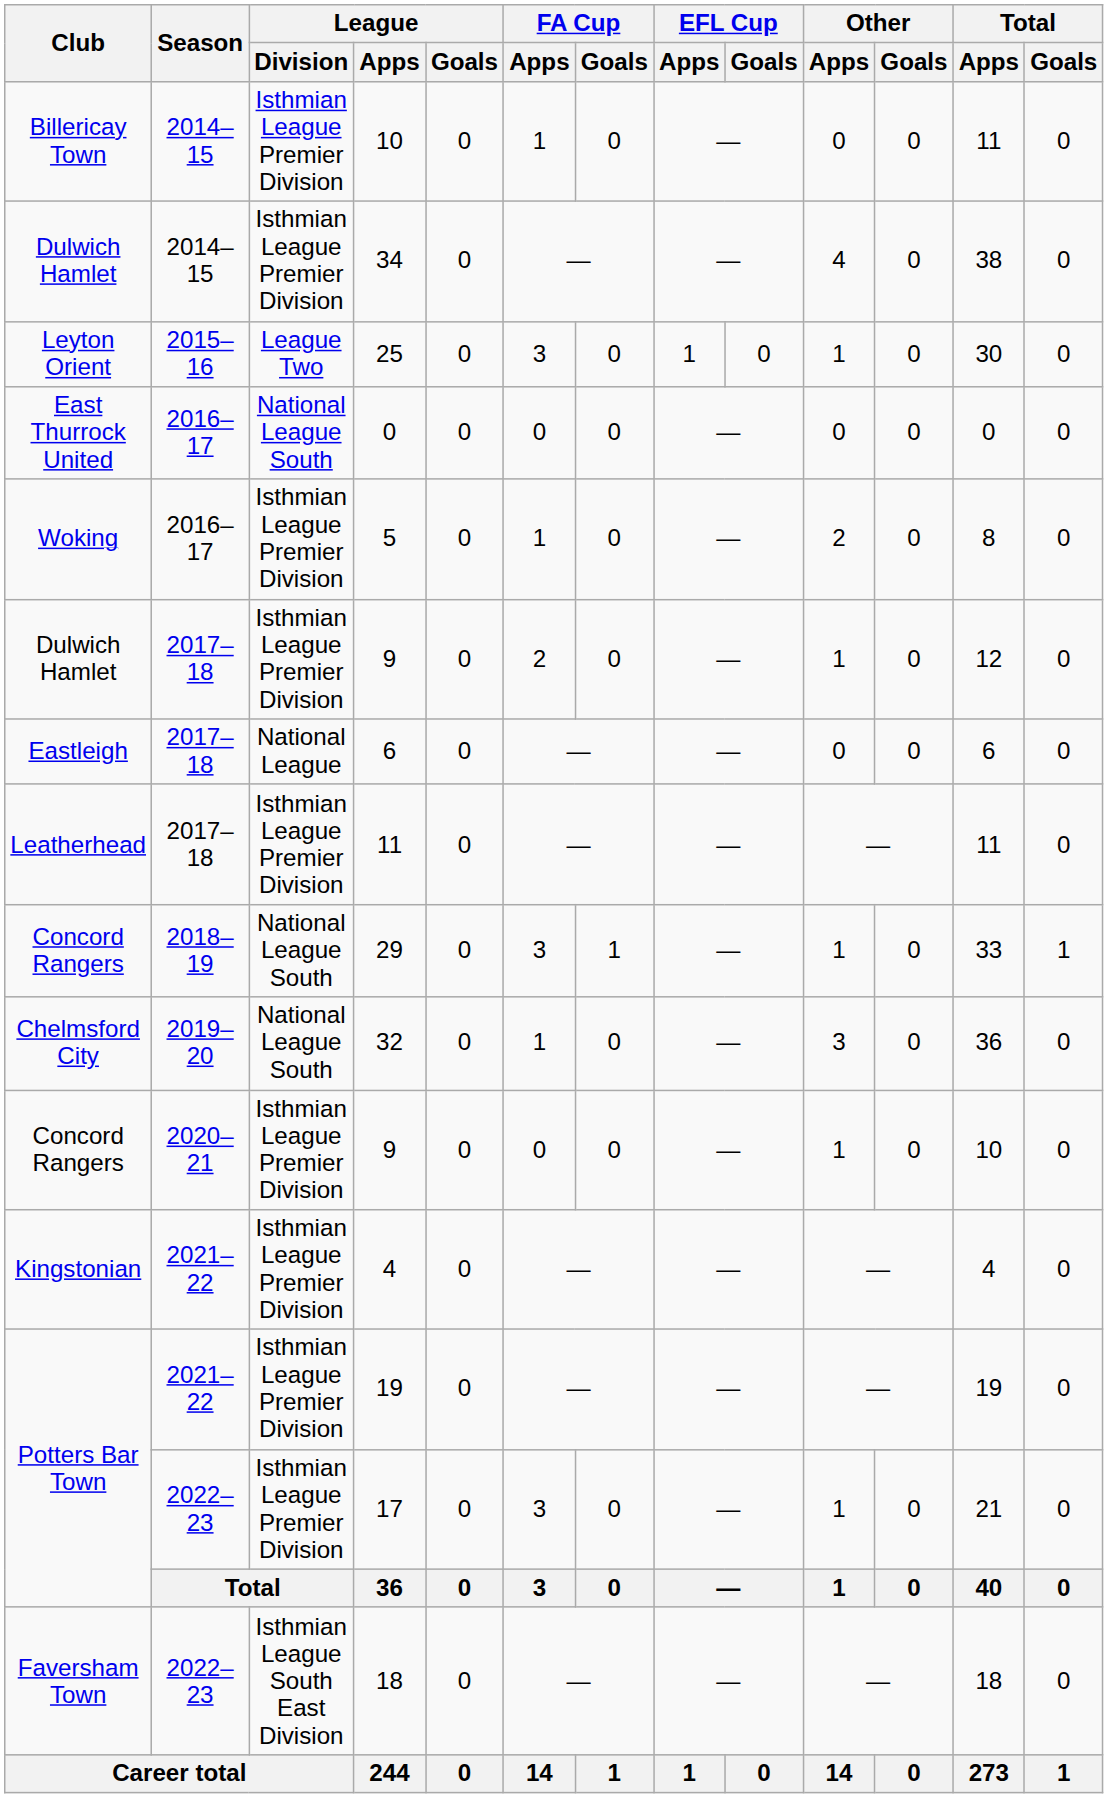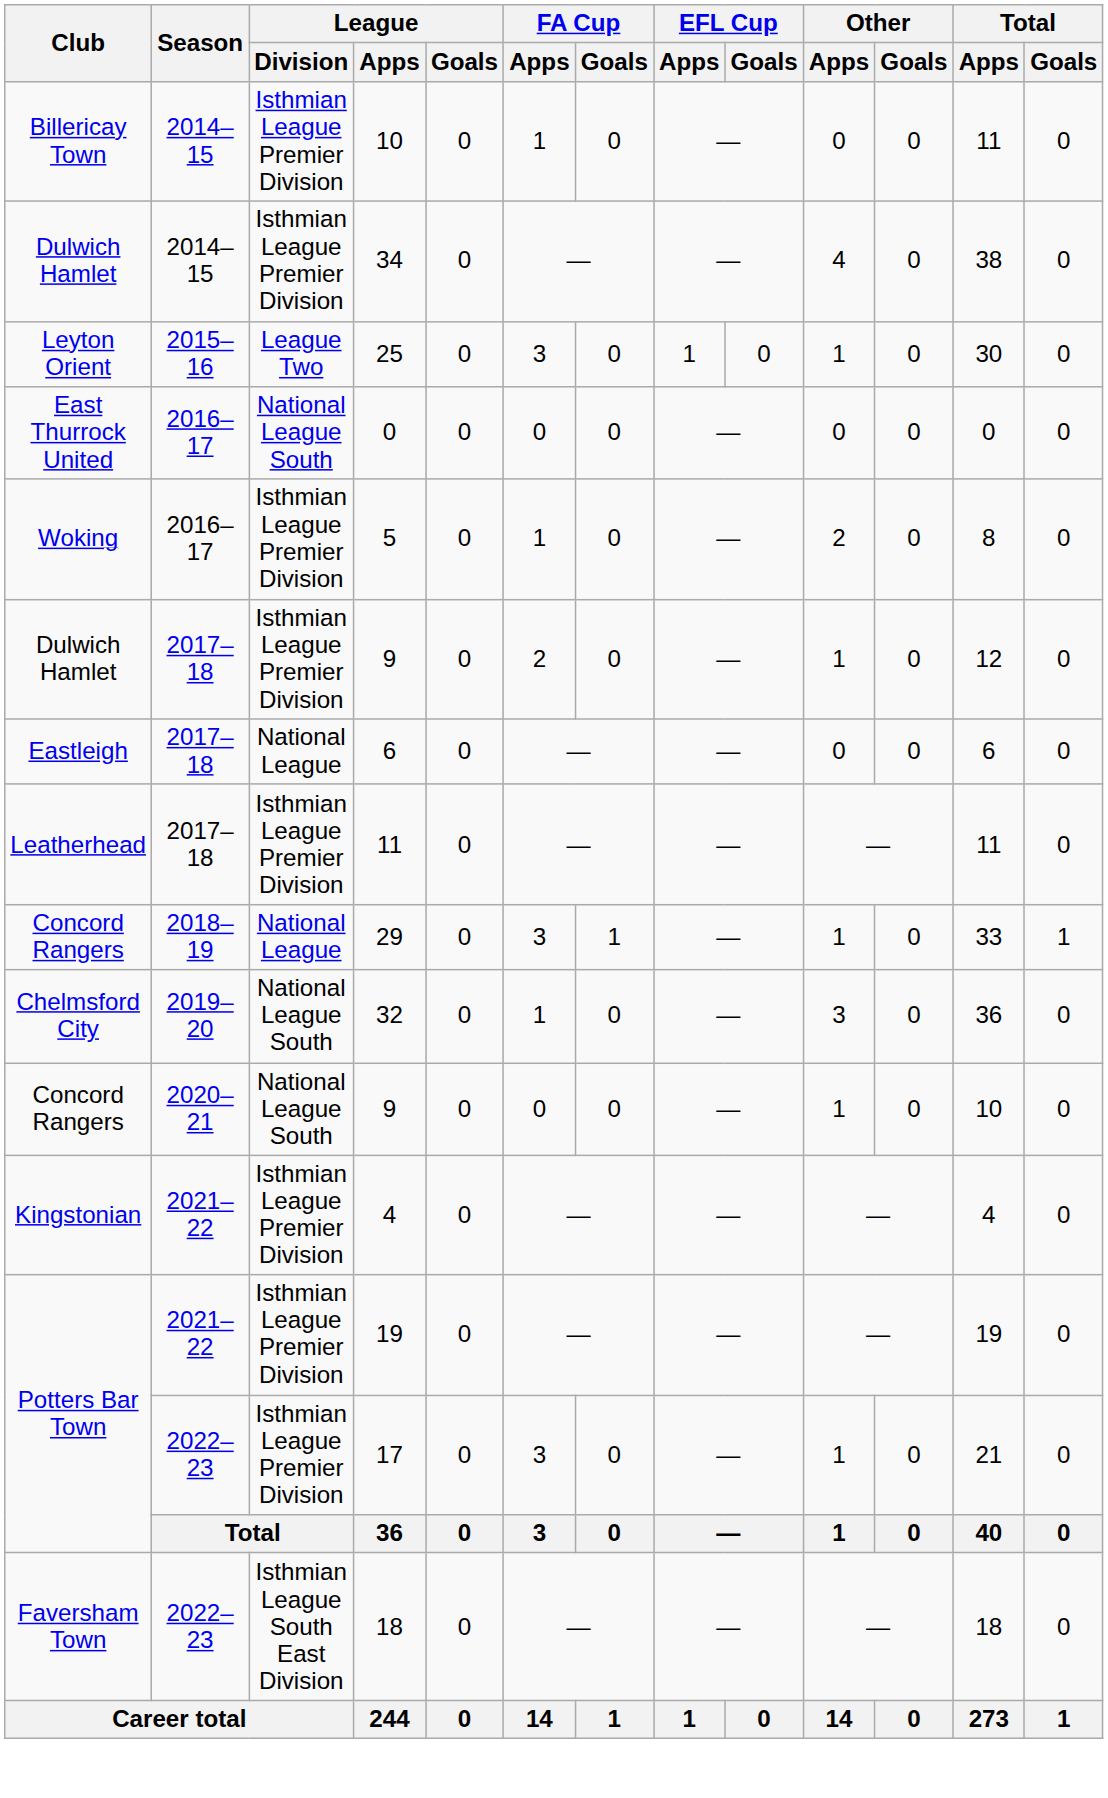(301, 950) National League South -> (301, 936) National League
(301, 1149) Isthmian League Premier Division -> (301, 1108) National League South
